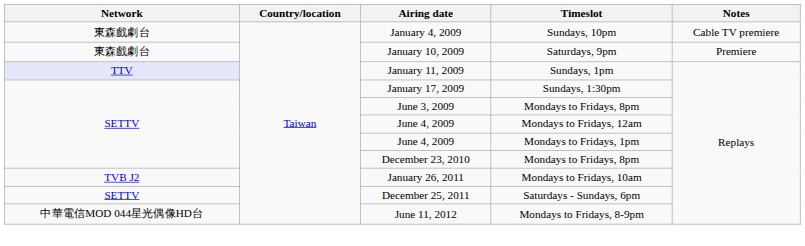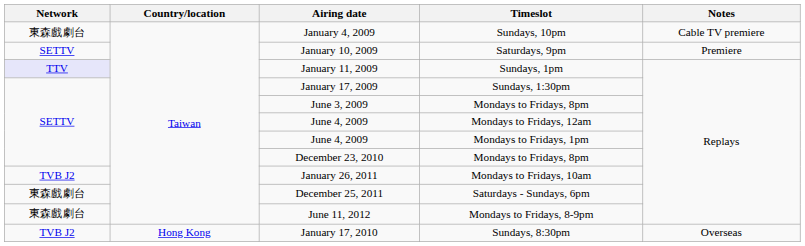(122, 51) 東森戲劇台 -> (57, 51) SETTV
(122, 195) SETTV -> (57, 193) 東森戲劇台
(122, 213) 中華電信MOD 044星光偶像HD台 -> (57, 213) 東森戲劇台
+ row: (339, 232)
